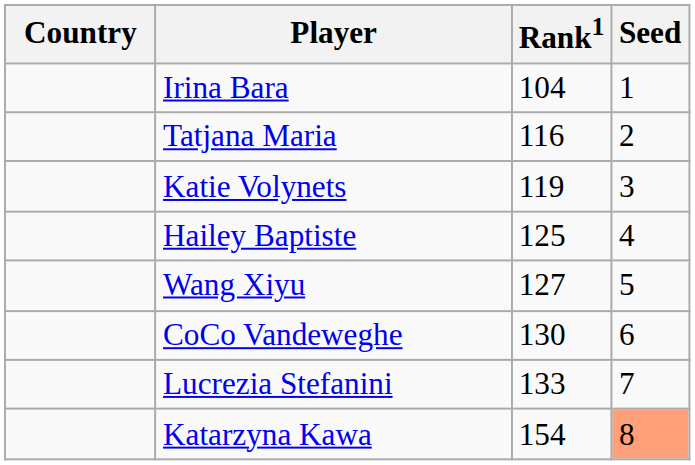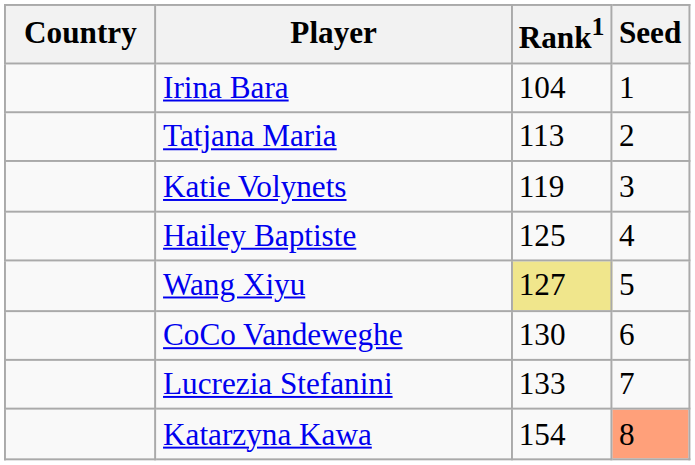(541, 136) 116 -> (541, 136) 113
(542, 285) no background -> (542, 285) khaki background
